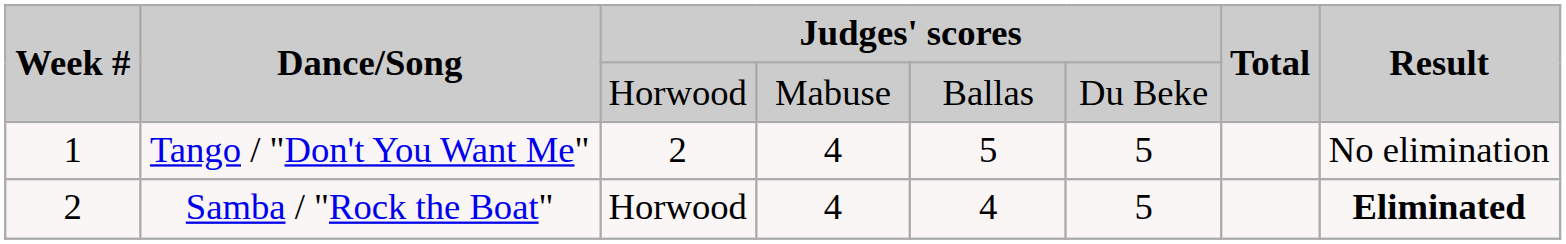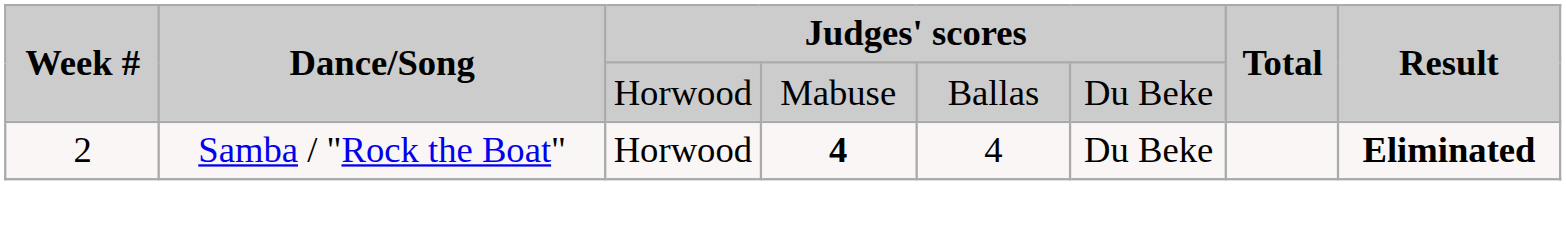- row: (370, 149)
(833, 207) normal -> (838, 149) bold
(1144, 207) 5 -> (1149, 149) Du Beke
